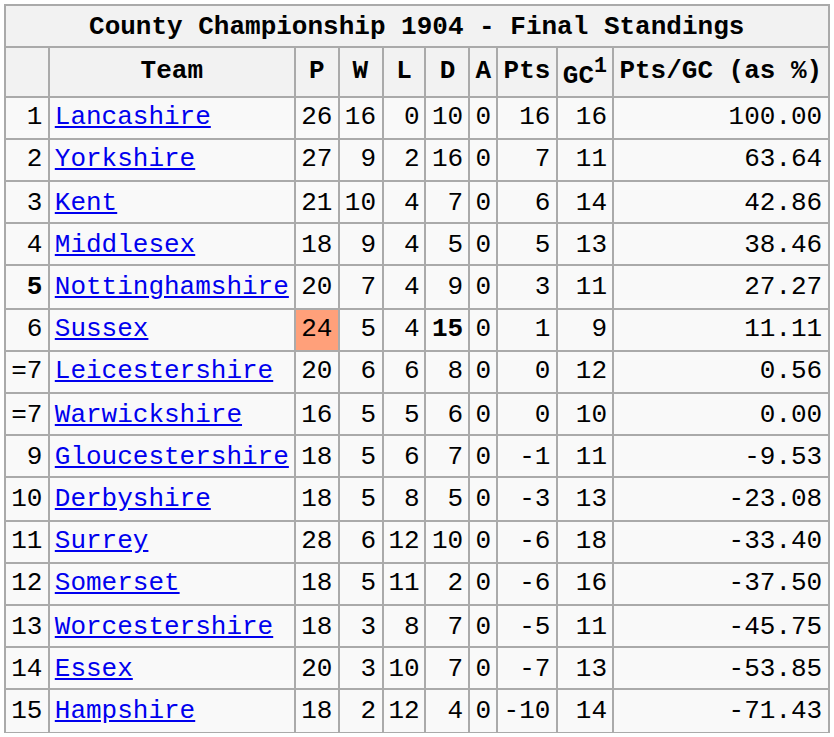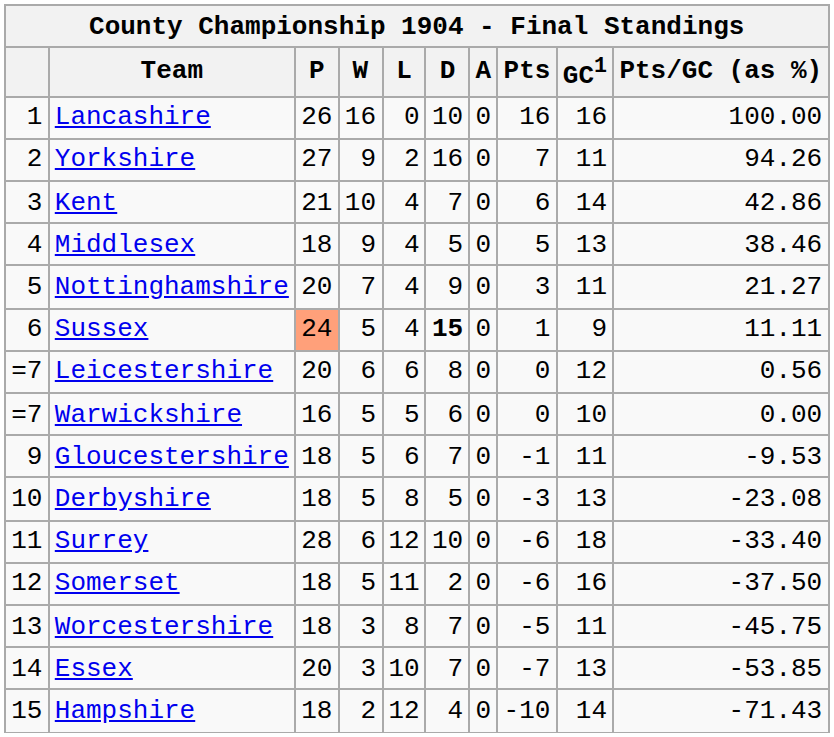(783, 160) 63.64 -> (783, 160) 94.26
(35, 287) bold -> (35, 287) normal
(783, 287) 27.27 -> (783, 287) 21.27
